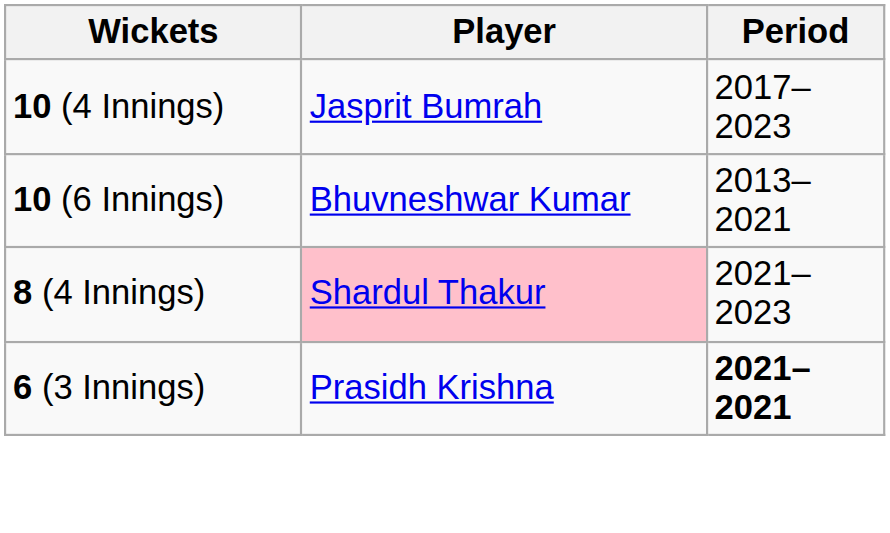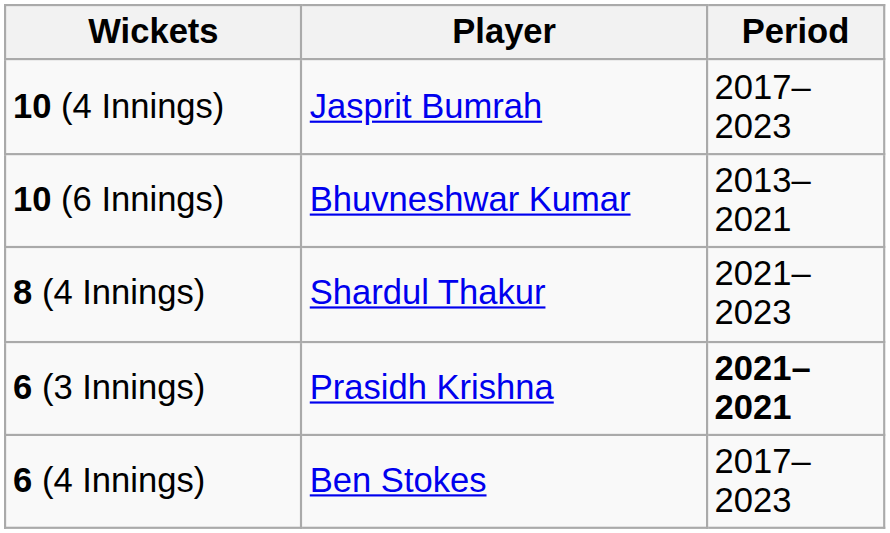(428, 293) pink background -> (428, 293) no background
+ row: (109, 480)
